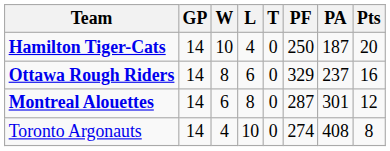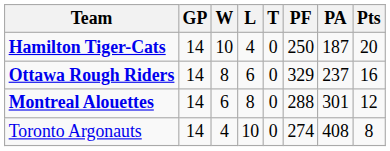(301, 103) 287 -> (301, 103) 288
